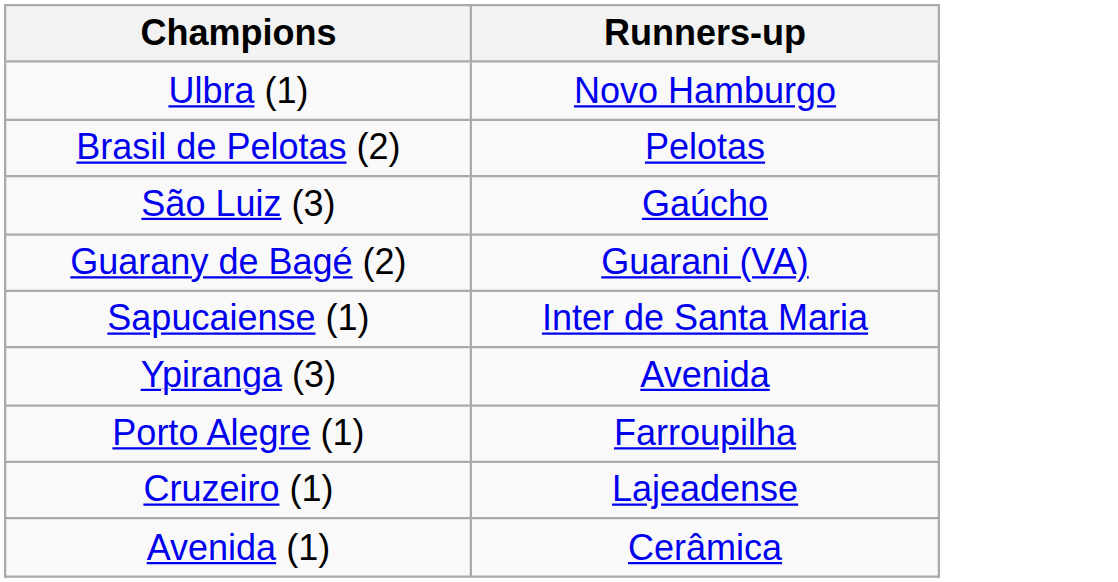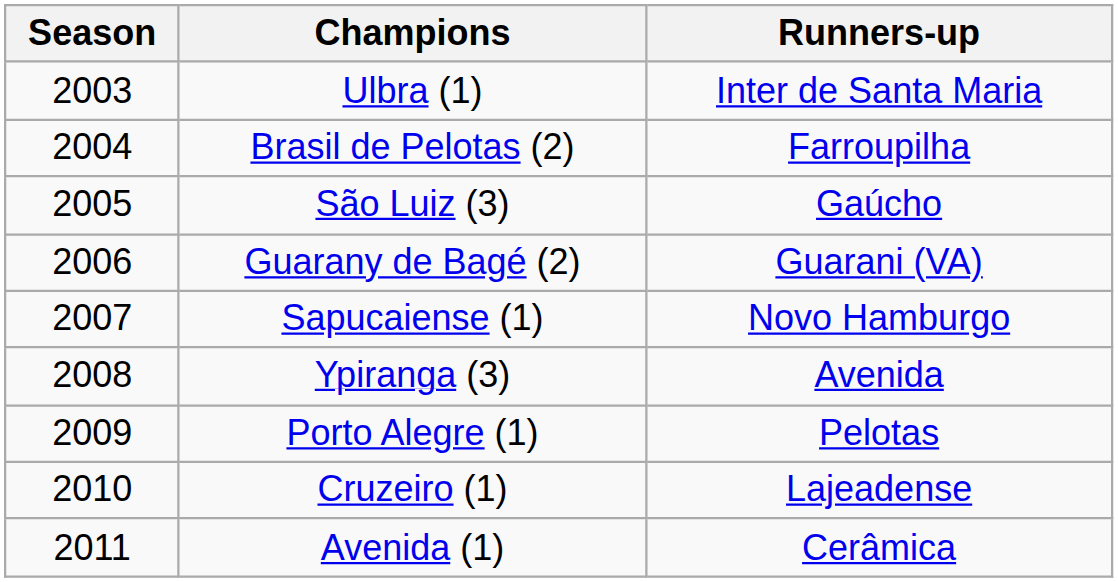+ column: (92, 33)
(705, 90) Novo Hamburgo -> (879, 90) Inter de Santa Maria
(705, 147) Pelotas -> (879, 147) Farroupilha
(705, 318) Inter de Santa Maria -> (879, 318) Novo Hamburgo
(705, 432) Farroupilha -> (879, 432) Pelotas
